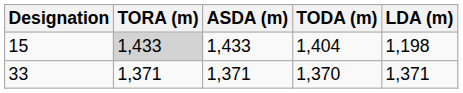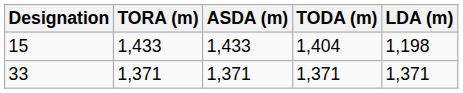(139, 46) lightgrey background -> (139, 46) no background
(318, 74) 1,370 -> (318, 74) 1,371
